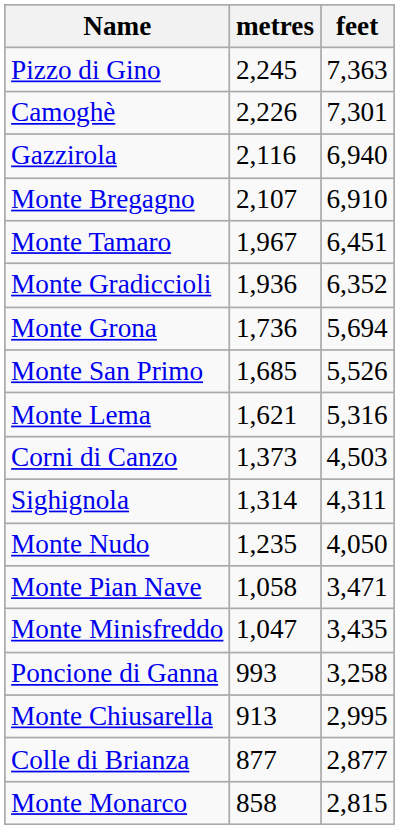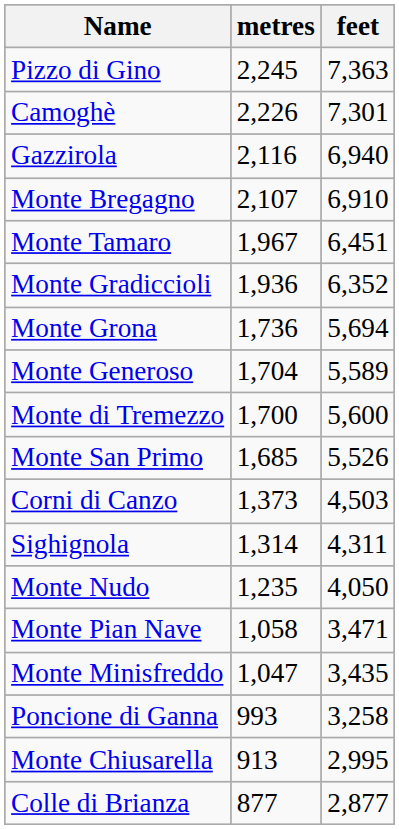+ row: (102, 371)
+ row: (118, 414)
- row: (81, 414)
- row: (99, 802)
